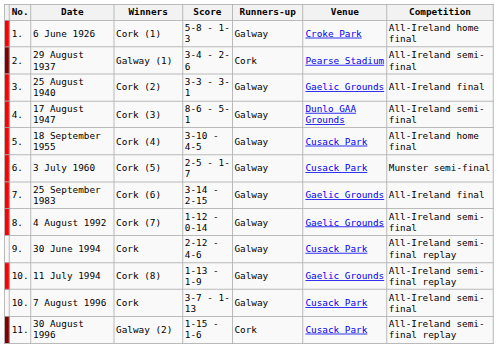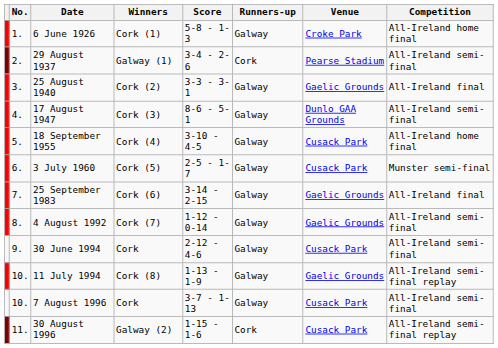(437, 249) All-Ireland semi-final replay -> (437, 249) All-Ireland semi-final
